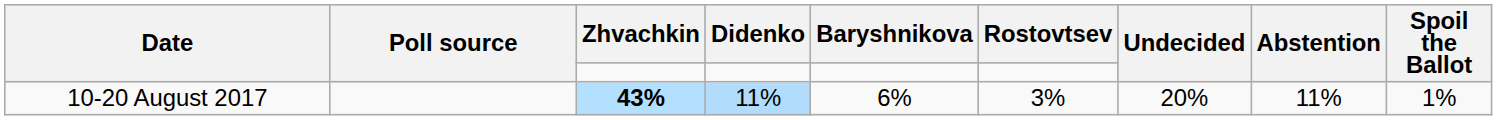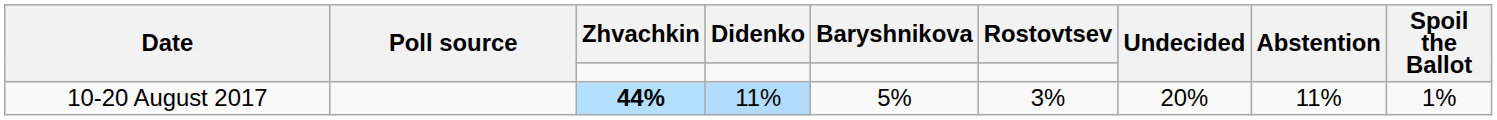(641, 98) 43% -> (641, 98) 44%
(895, 98) 6% -> (895, 98) 5%
